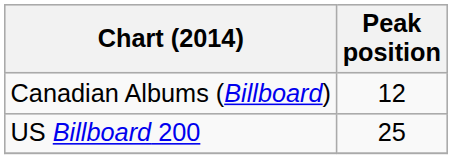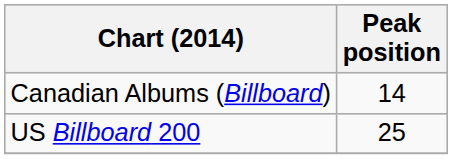(392, 93) 12 -> (392, 93) 14
